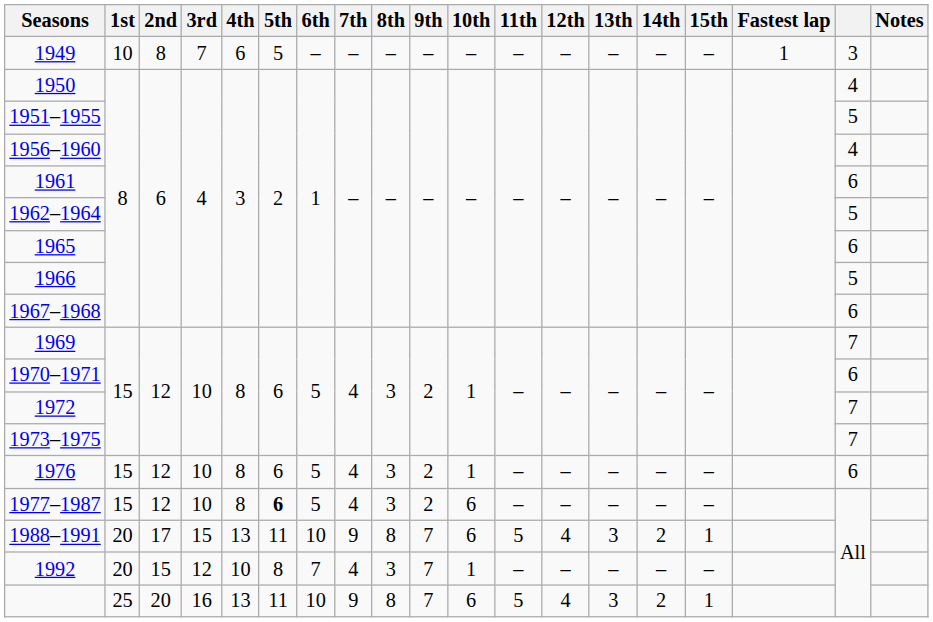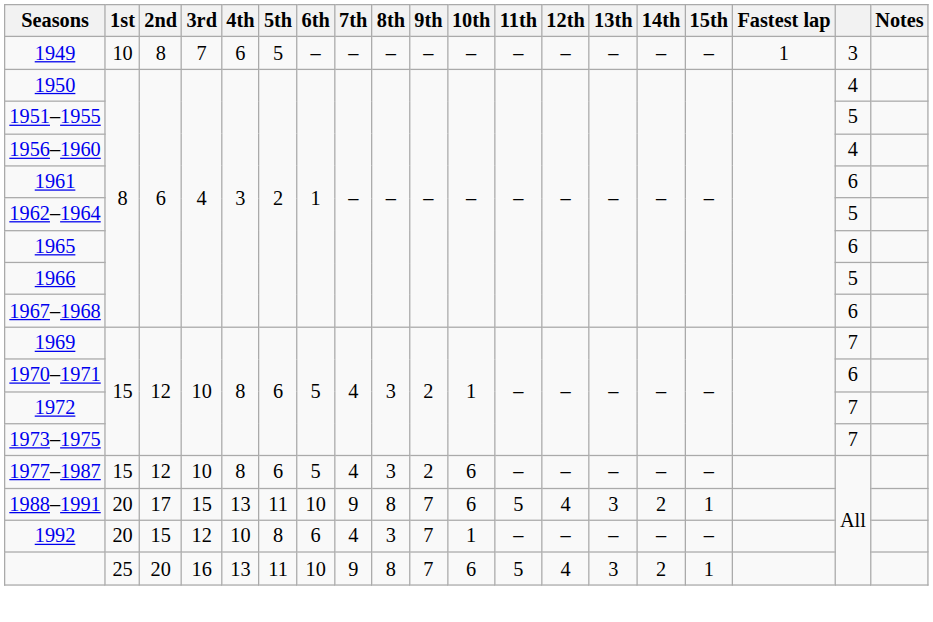- row: (55, 471)
(278, 504) bold -> (278, 471) normal
(316, 568) 7 -> (316, 536) 6
